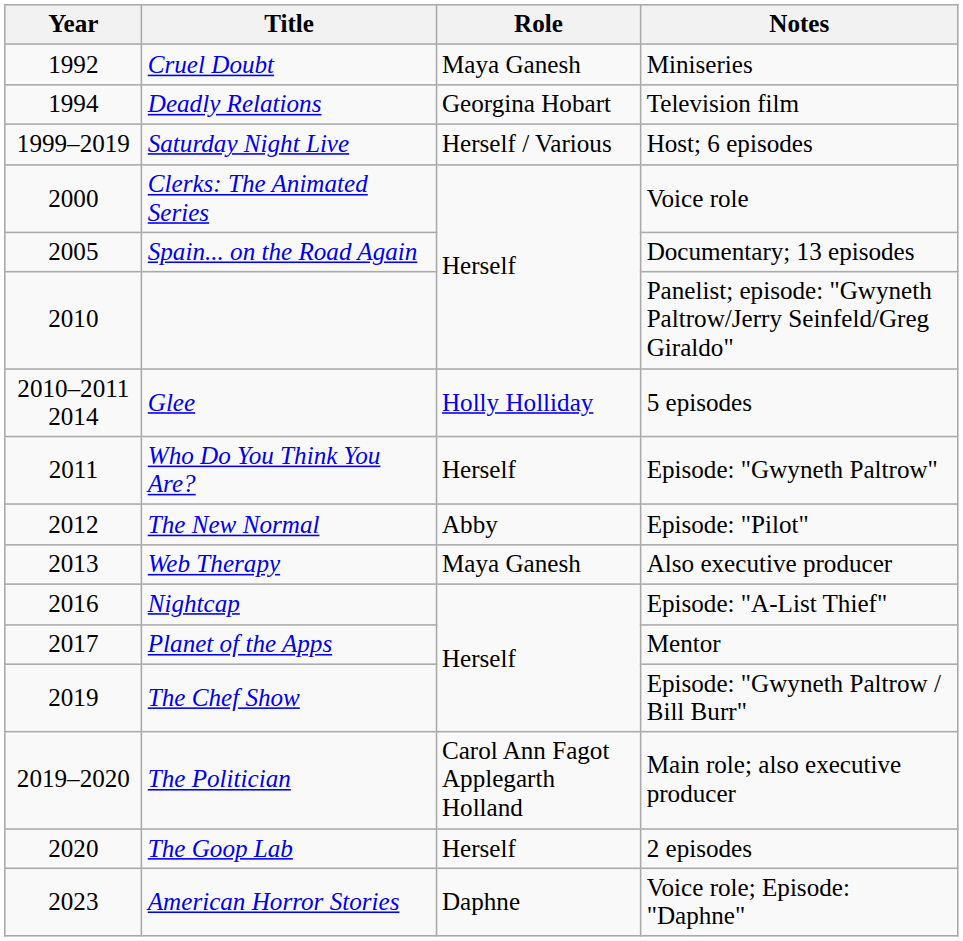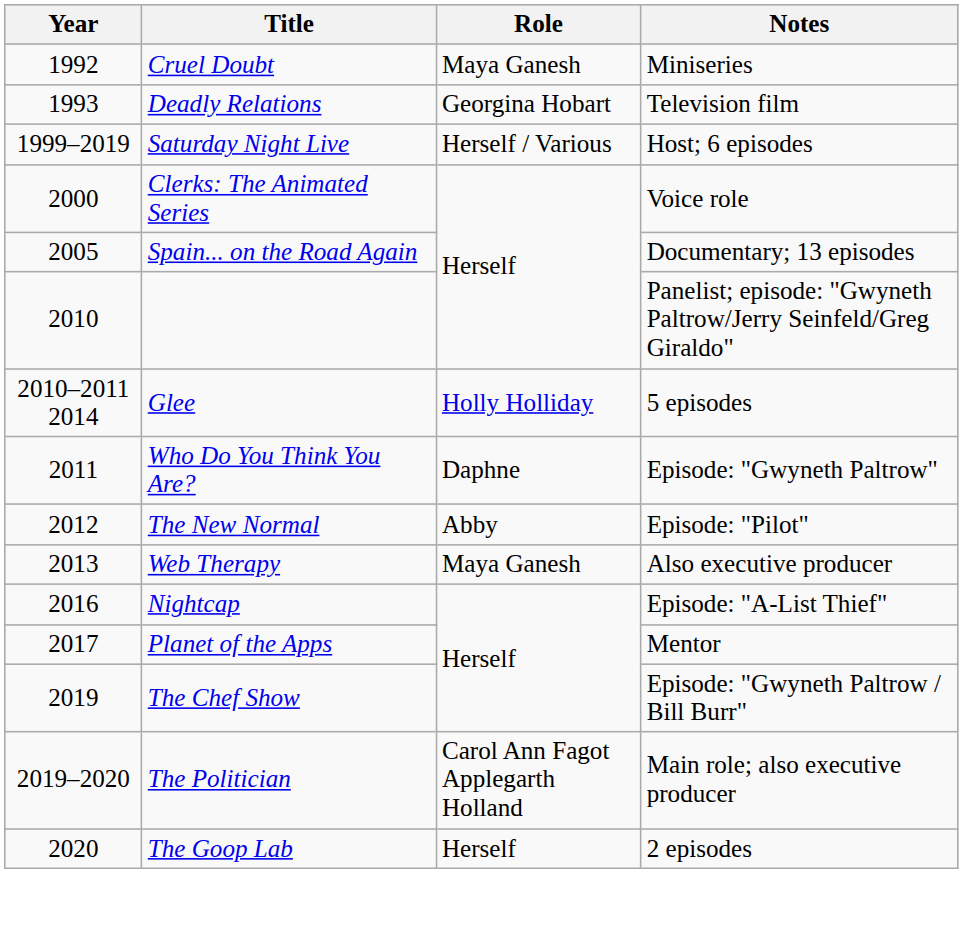(73, 104) 1994 -> (73, 104) 1993
(479, 470) Herself -> (481, 470) Daphne
- row: (274, 902)
